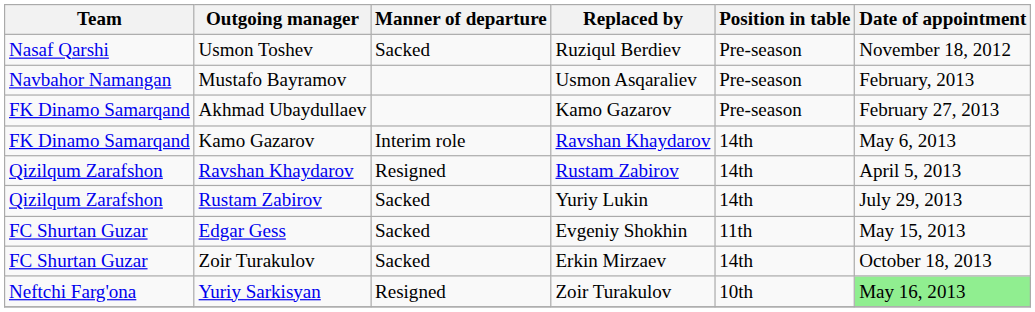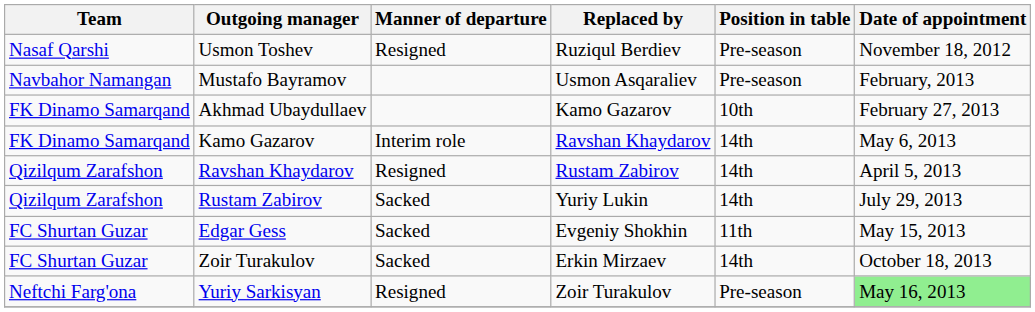(403, 49) Sacked -> (410, 49) Resigned
(760, 110) Pre-season -> (736, 110) 10th
(736, 291) 10th -> (760, 291) Pre-season
